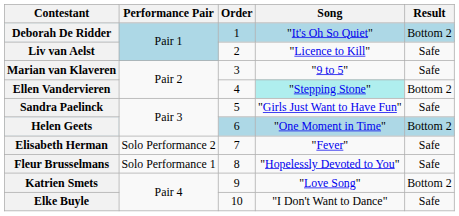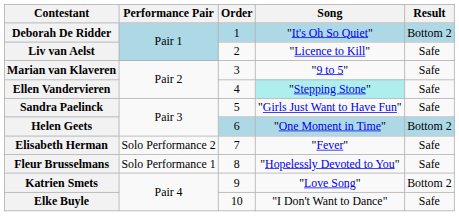(429, 88) Bottom 2 -> (429, 88) Safe
